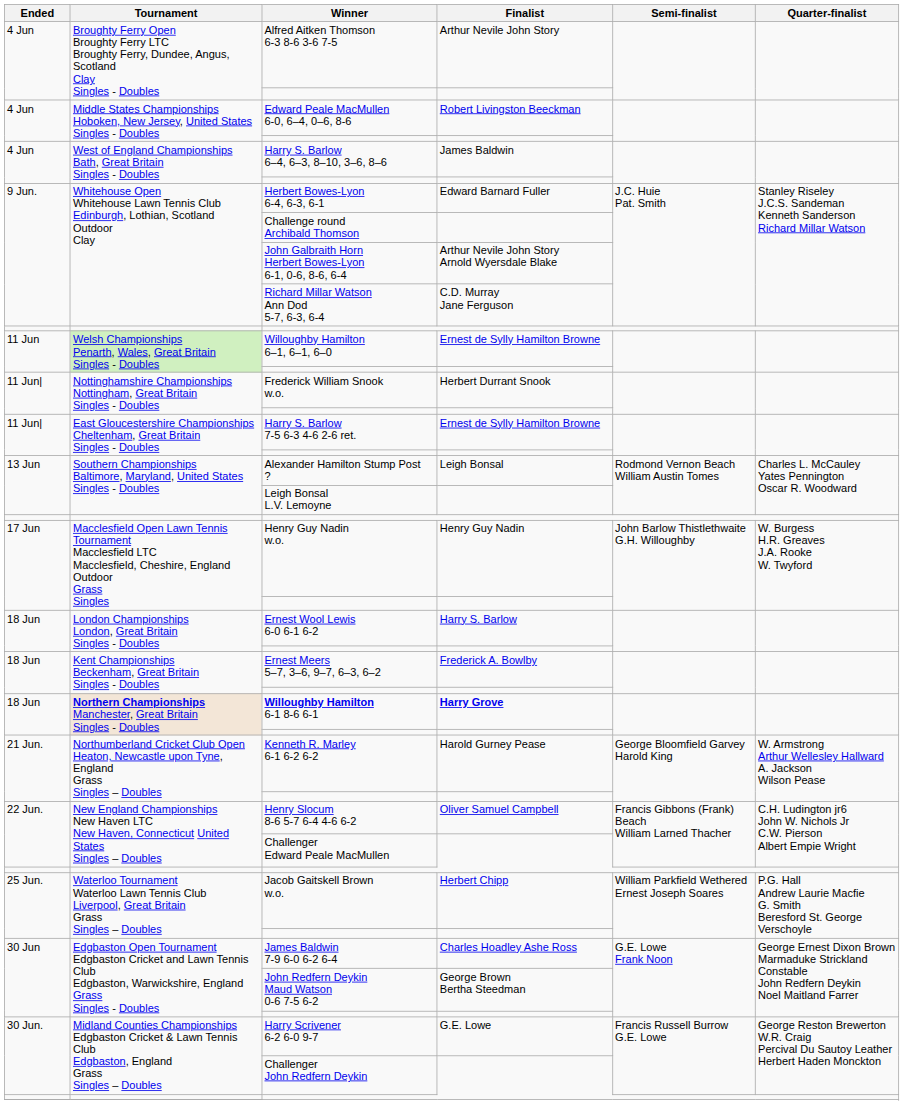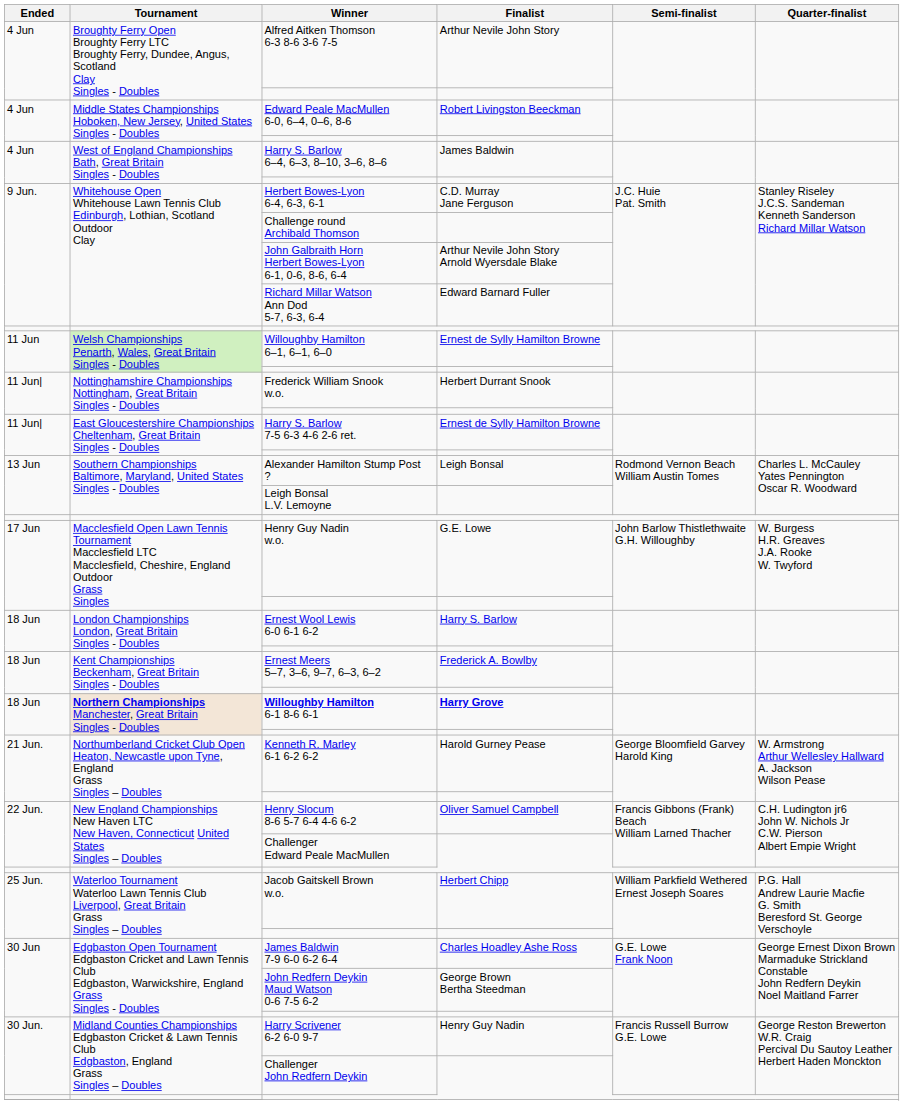(495, 191) Edward Barnard Fuller -> (477, 198) C.D. Murray Jane Ferguson
(477, 298) C.D. Murray Jane Ferguson -> (495, 292) Edward Barnard Fuller
(482, 528) Henry Guy Nadin -> (466, 528) G.E. Lowe
(466, 1025) G.E. Lowe -> (482, 1025) Henry Guy Nadin
